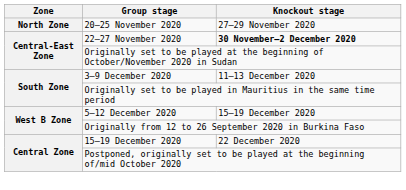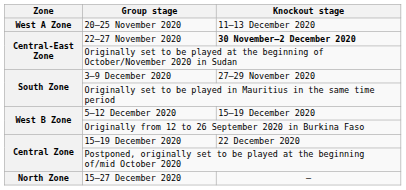(43, 25) North Zone -> (43, 25) West A Zone
(267, 25) 27–29 November 2020 -> (267, 25) 11–13 December 2020
(267, 76) 11–13 December 2020 -> (267, 76) 27–29 November 2020
+ row: (133, 178)
